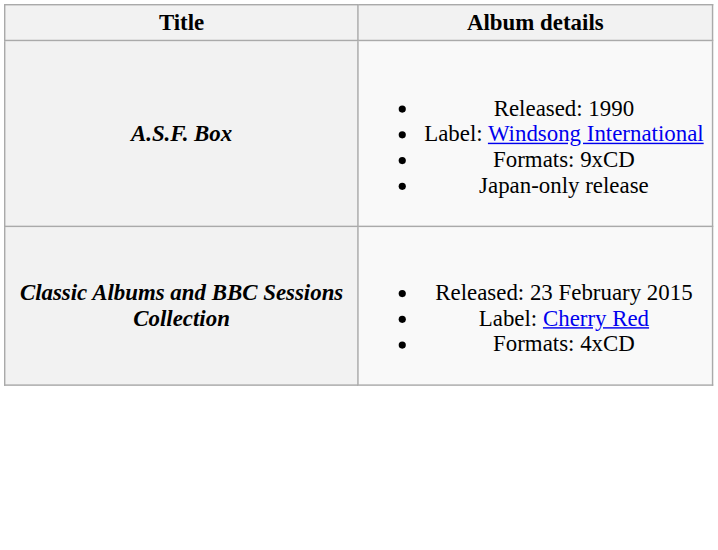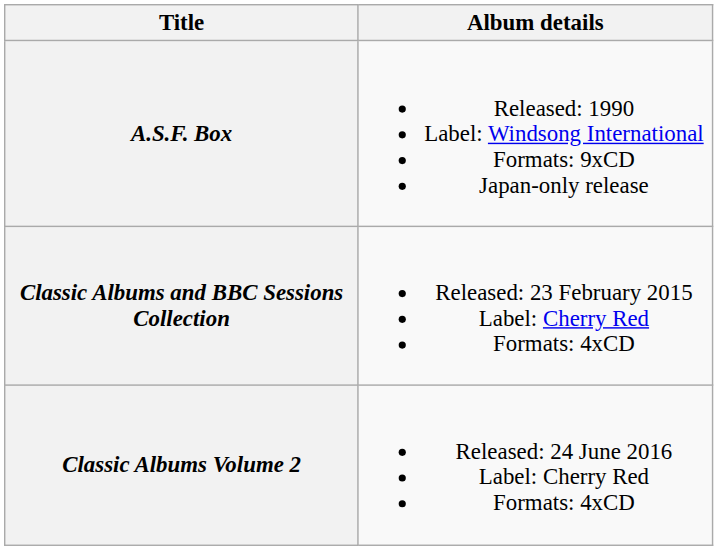+ row: (182, 464)
